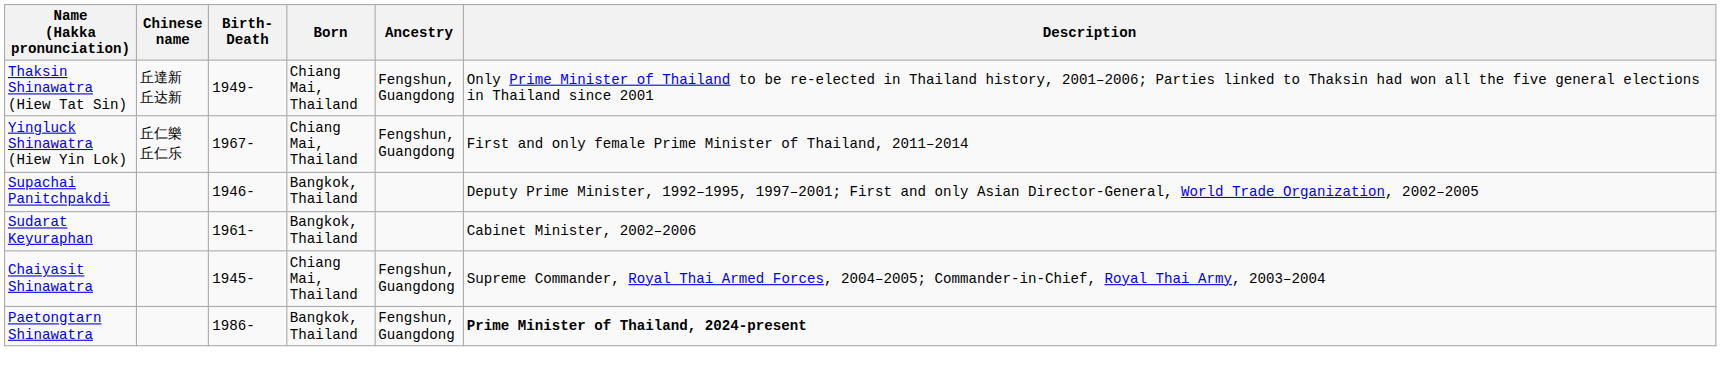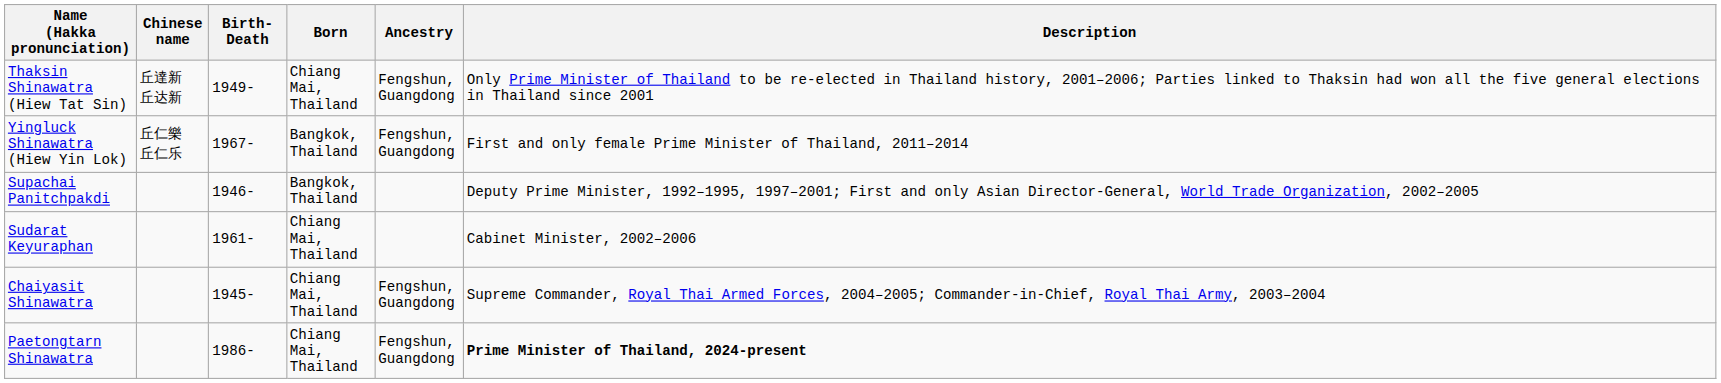(324, 144) Chiang Mai, Thailand -> (324, 144) Bangkok, Thailand
(324, 231) Bangkok, Thailand -> (324, 239) Chiang Mai, Thailand
(324, 326) Bangkok, Thailand -> (324, 351) Chiang Mai, Thailand
